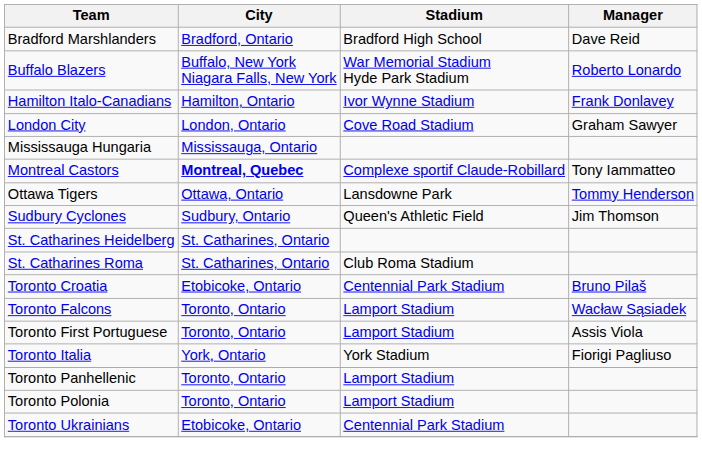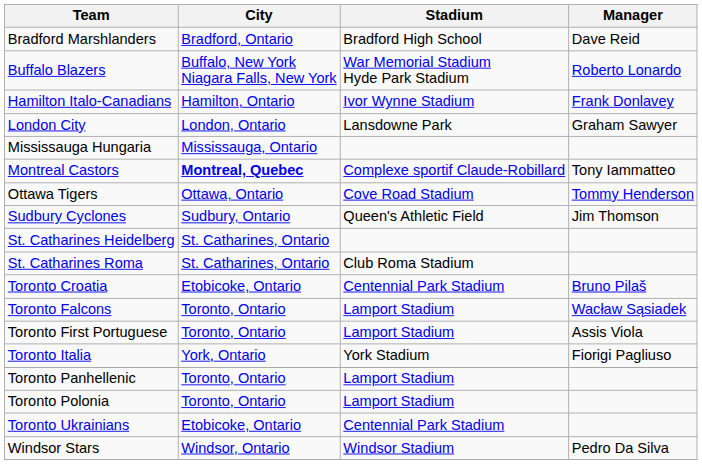(408, 124) Cove Road Stadium -> (398, 124) Lansdowne Park
(398, 194) Lansdowne Park -> (408, 194) Cove Road Stadium
+ row: (54, 448)
